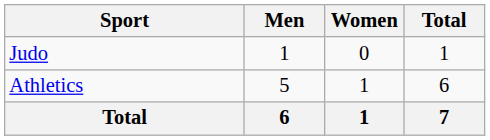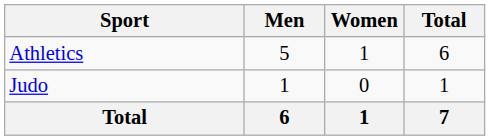rows swapped: (46, 85) <-> (29, 53)
